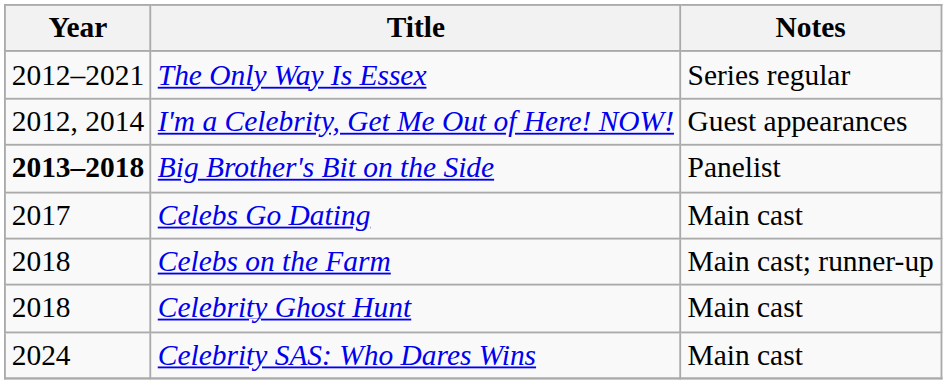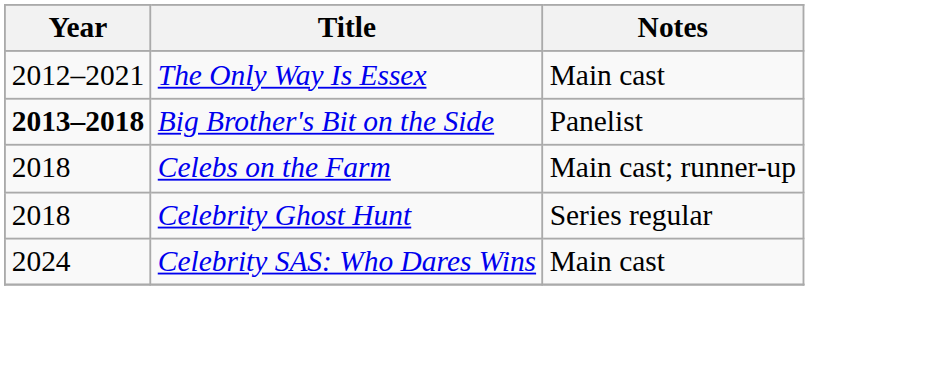(769, 74) Series regular -> (607, 74) Main cast
- row: (416, 121)
- row: (264, 214)
(745, 307) Main cast -> (631, 214) Series regular
